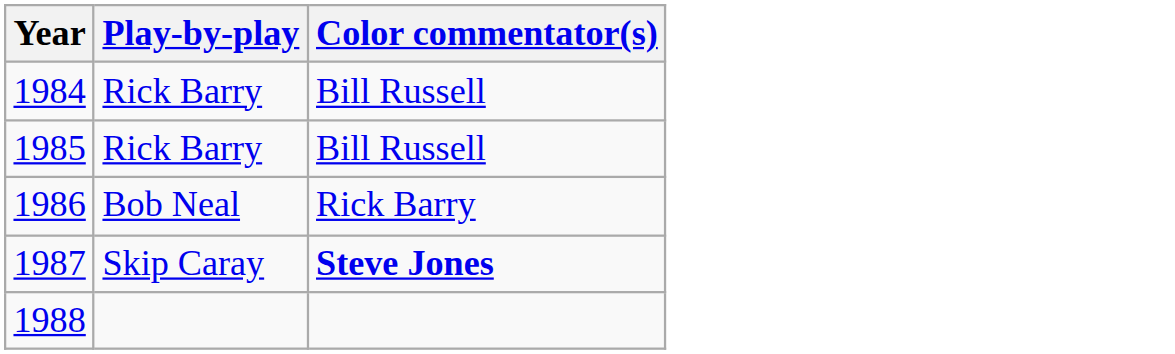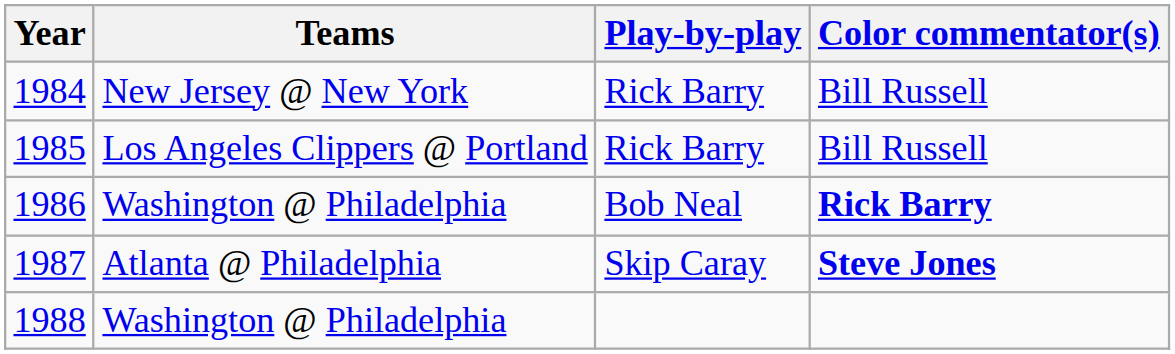+ column: (345, 33)
(396, 205) normal -> (905, 205) bold
